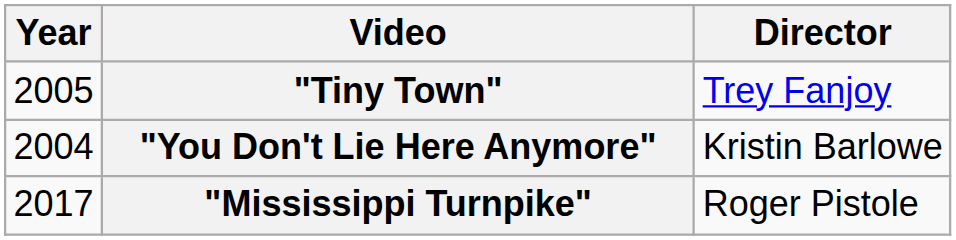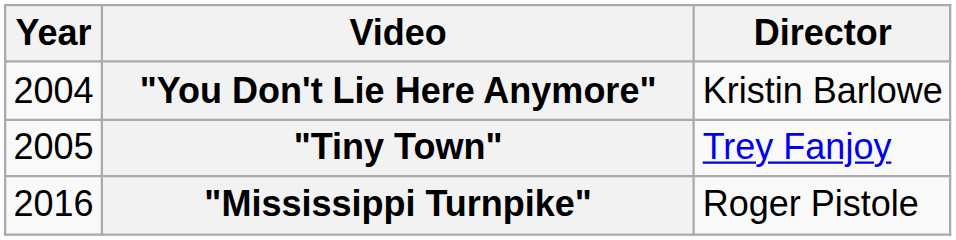rows swapped: (398, 147) <-> (398, 90)
(53, 204) 2017 -> (53, 204) 2016
